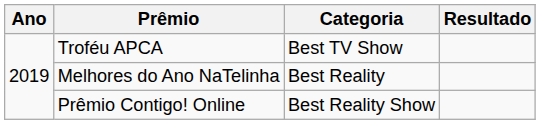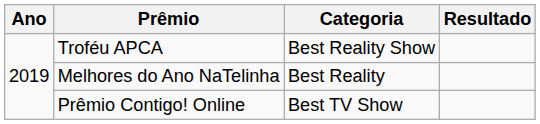(345, 48) Best TV Show -> (362, 48) Best Reality Show
(362, 105) Best Reality Show -> (345, 105) Best TV Show
